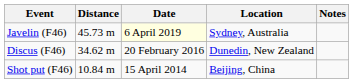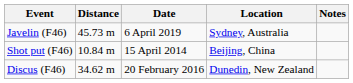(153, 32) lightyellow background -> (153, 32) no background
rows swapped: (40, 69) <-> (36, 51)
